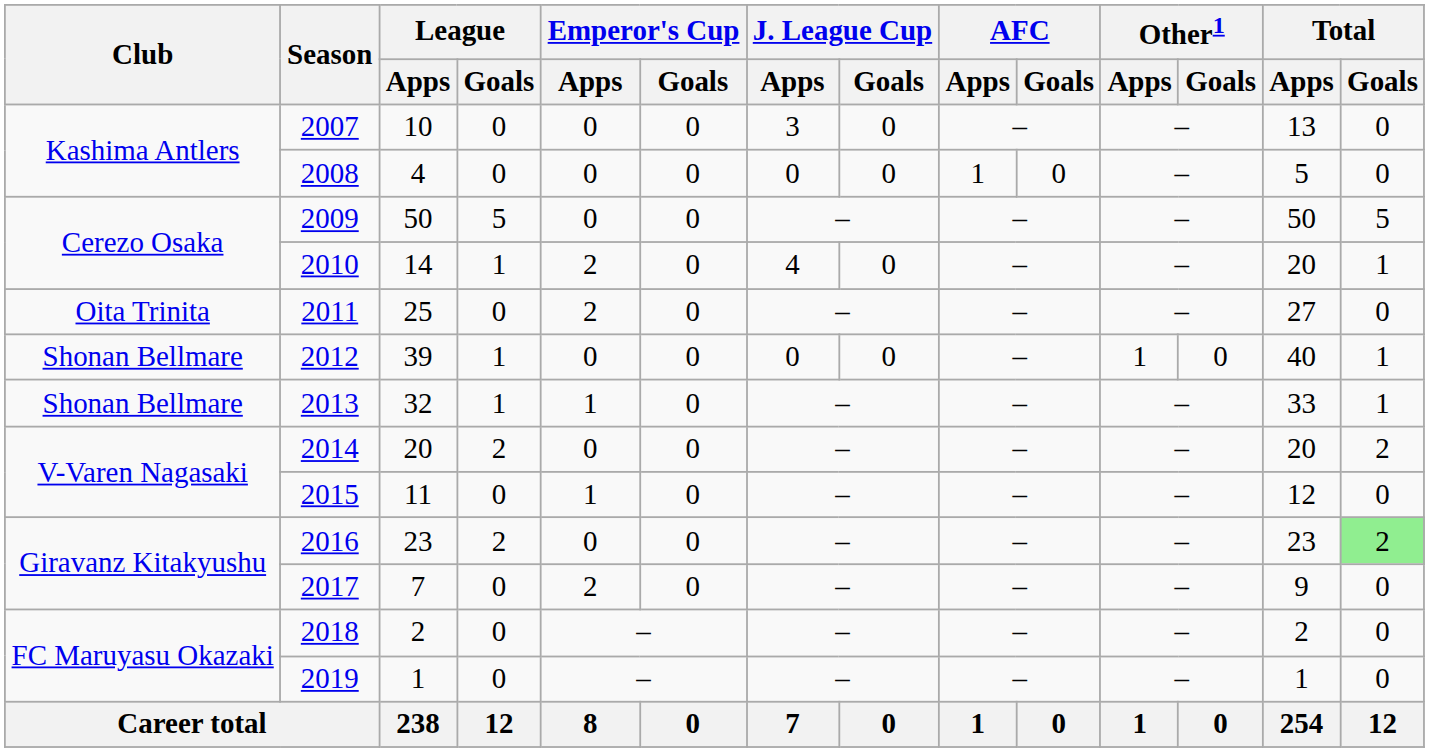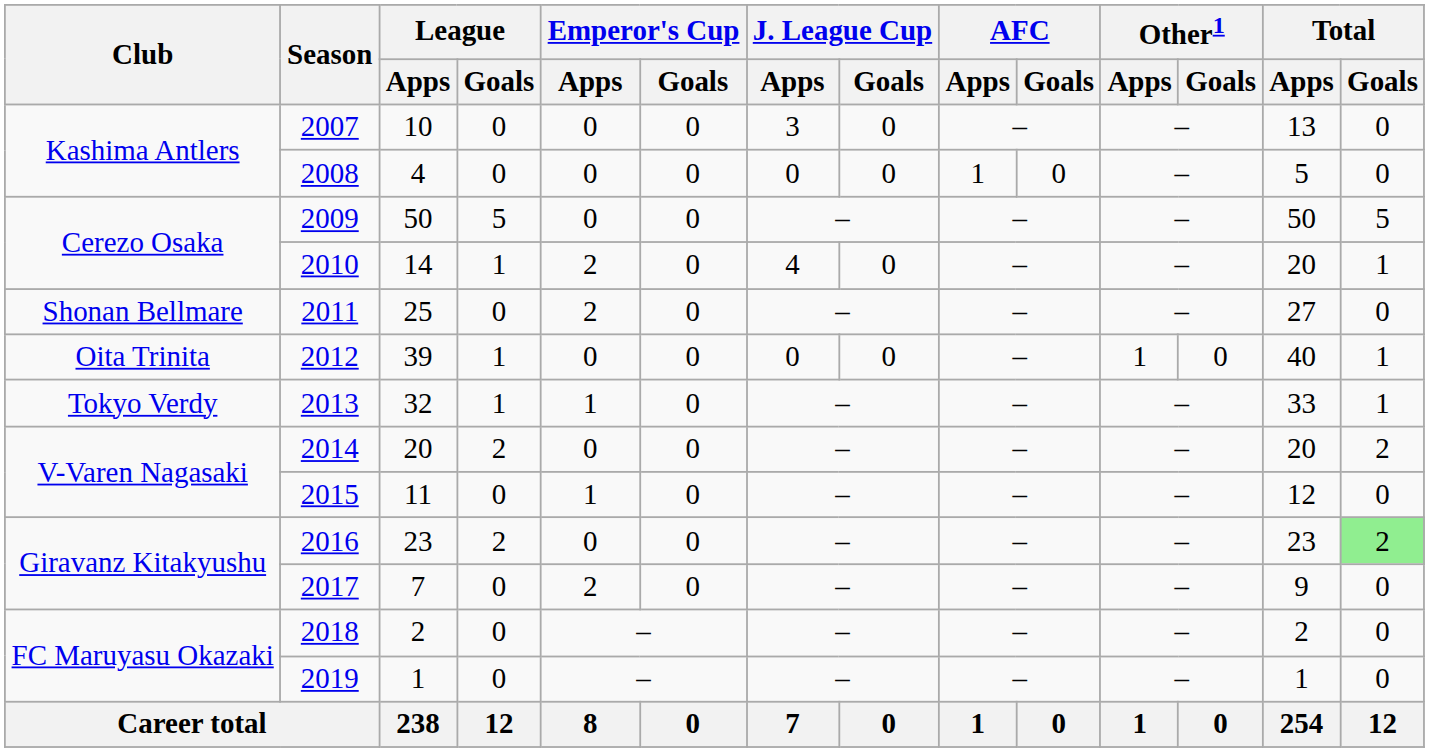(143, 310) Oita Trinita -> (143, 310) Shonan Bellmare
(143, 356) Shonan Bellmare -> (143, 356) Oita Trinita
(143, 402) Shonan Bellmare -> (143, 402) Tokyo Verdy
